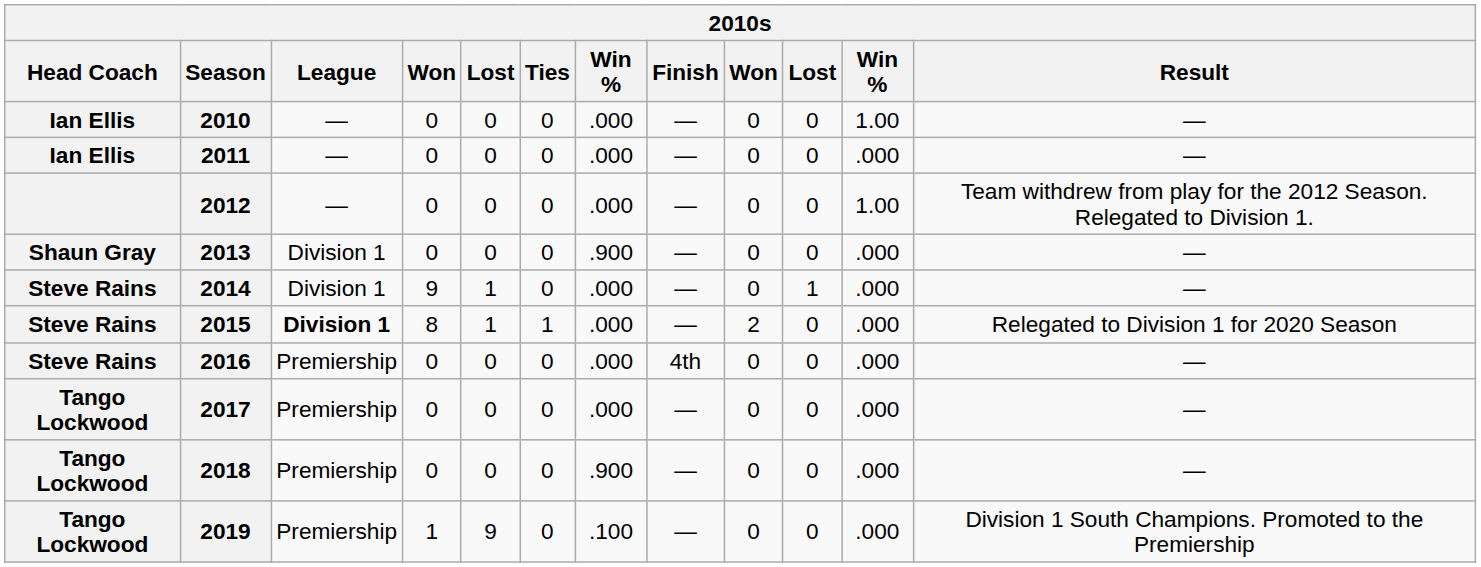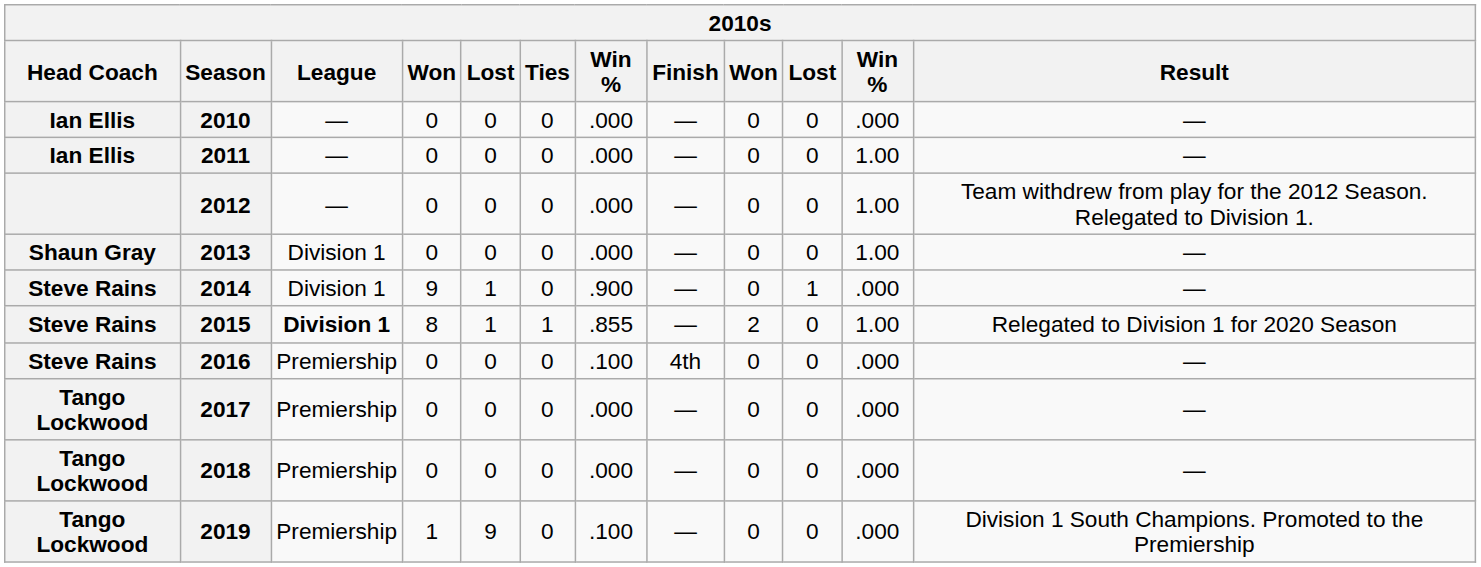(877, 120) 1.00 -> (877, 120) .000
(877, 156) .000 -> (877, 156) 1.00
(611, 253) .900 -> (611, 253) .000
(877, 253) .000 -> (877, 253) 1.00
(611, 289) .000 -> (611, 289) .900
(611, 324) .000 -> (611, 324) .855
(877, 324) .000 -> (877, 324) 1.00
(611, 360) .000 -> (611, 360) .100
(611, 470) .900 -> (611, 470) .000
